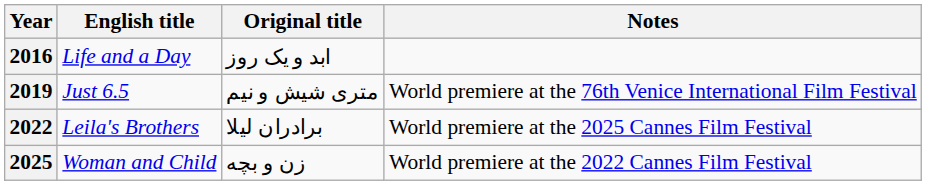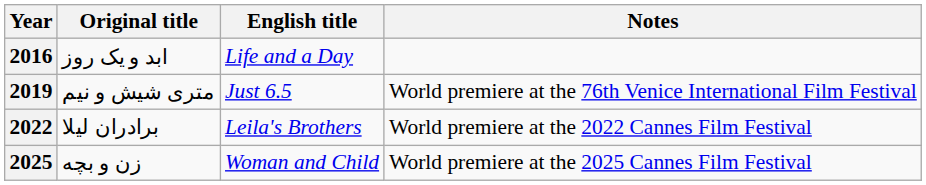columns swapped: (139, 21) <-> (303, 21)
(600, 126) World premiere at the 2025 Cannes Film Festival -> (600, 126) World premiere at the 2022 Cannes Film Festival
(600, 162) World premiere at the 2022 Cannes Film Festival -> (600, 162) World premiere at the 2025 Cannes Film Festival
